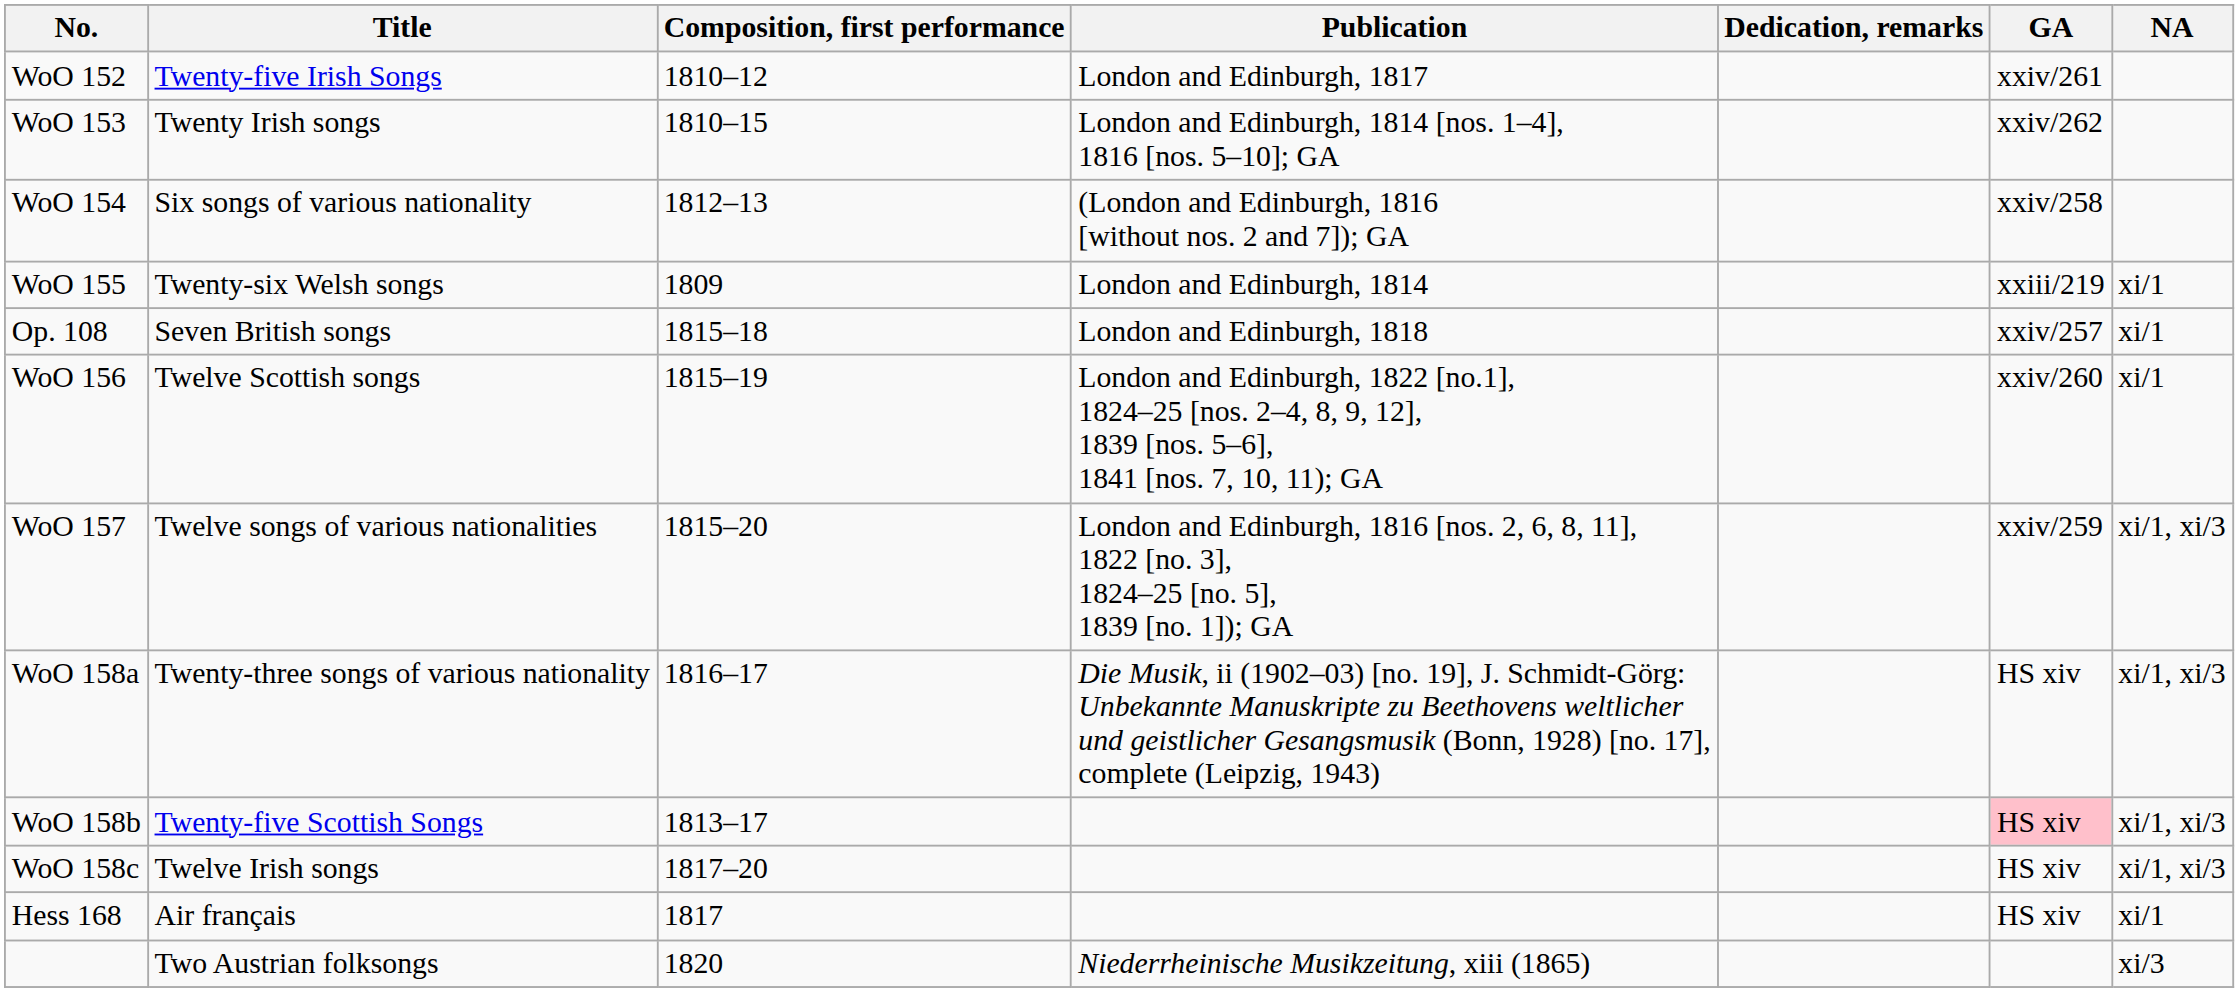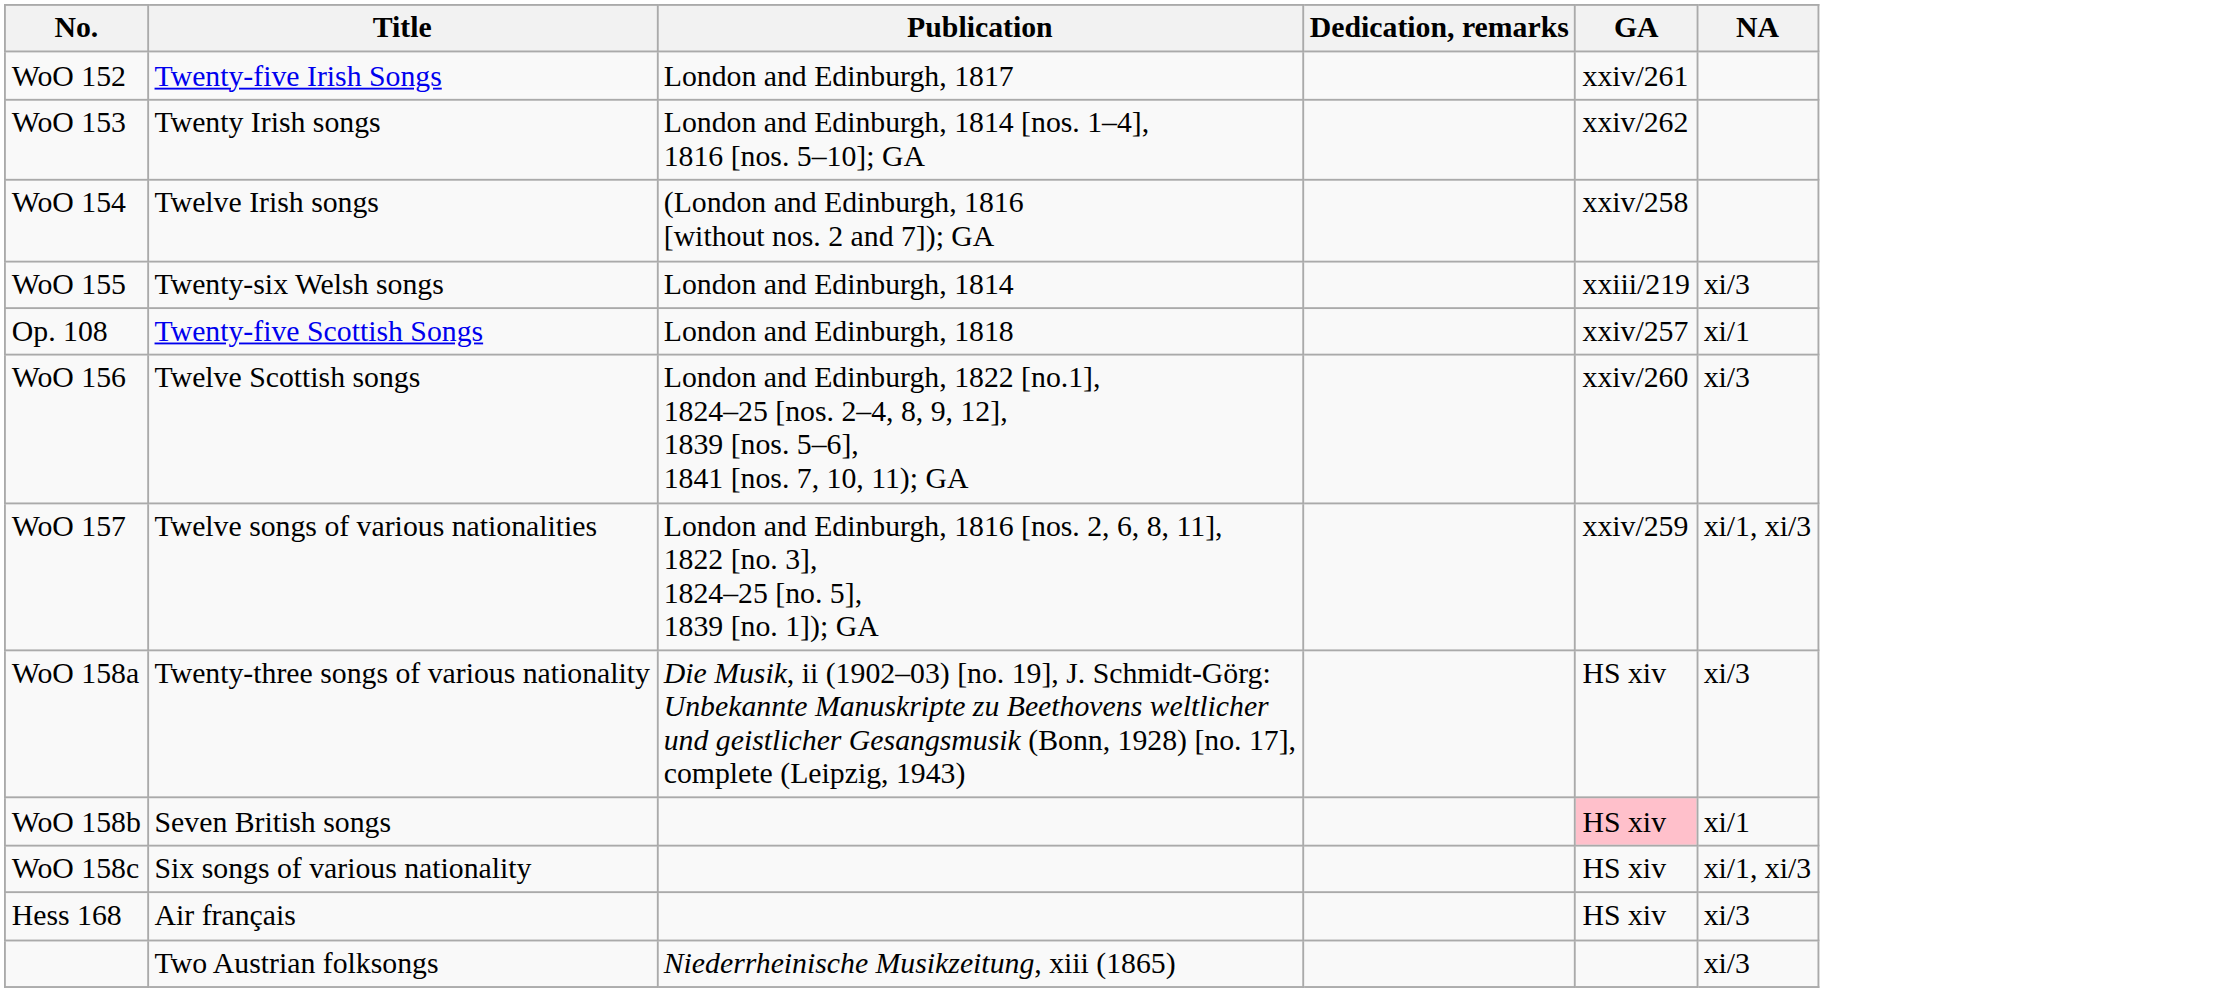- column: (864, 28)
(343, 203) Six songs of various nationality -> (267, 203) Twelve Irish songs
(2141, 283) xi/1 -> (1727, 283) xi/3
(273, 331) Seven British songs -> (319, 331) Twenty-five Scottish Songs
(2141, 378) xi/1 -> (1727, 378) xi/3
(2172, 673) xi/1, xi/3 -> (1727, 673) xi/3
(319, 821) Twenty-five Scottish Songs -> (273, 821) Seven British songs
(2172, 821) xi/1, xi/3 -> (1727, 821) xi/1
(267, 868) Twelve Irish songs -> (343, 868) Six songs of various nationality
(2141, 915) xi/1 -> (1727, 915) xi/3
